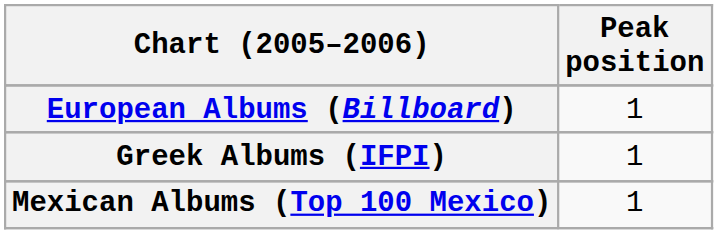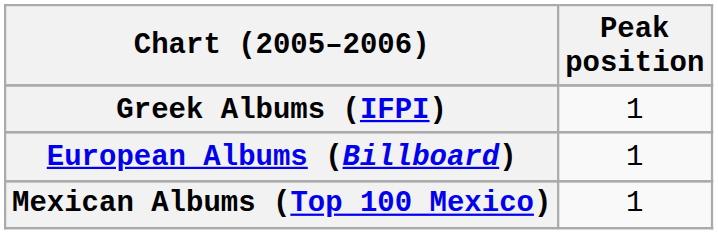rows swapped: (282, 109) <-> (282, 157)
